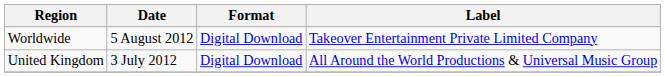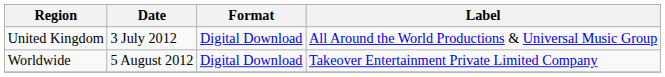rows swapped: (56, 60) <-> (39, 38)
